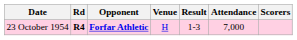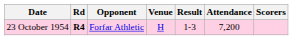(119, 27) bold -> (117, 27) normal
(234, 27) 7,000 -> (229, 27) 7,200
